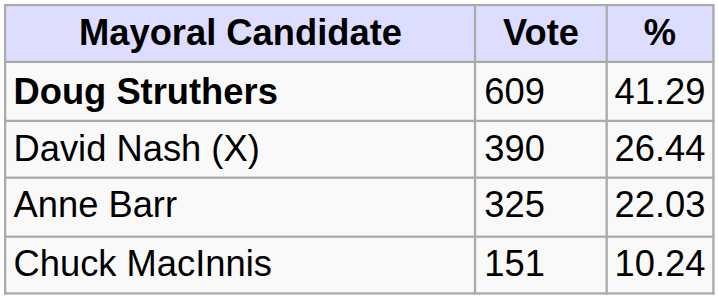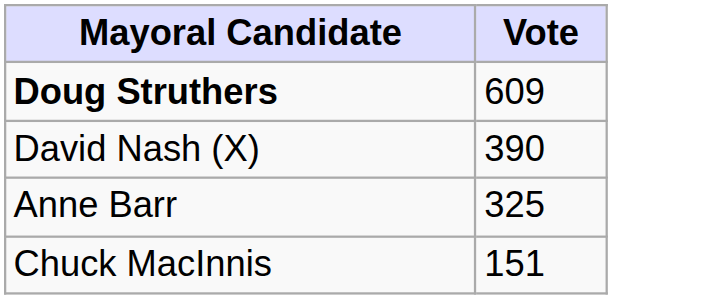- column: (660, 33)
